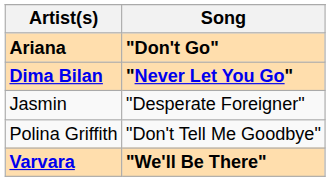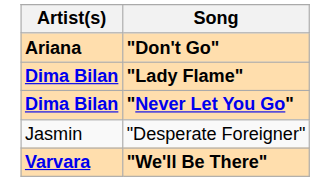+ row: (185, 76)
- row: (223, 133)
